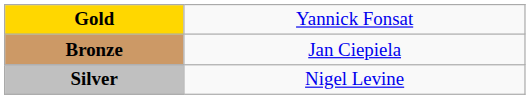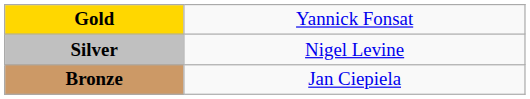rows swapped: (94, 79) <-> (94, 49)
